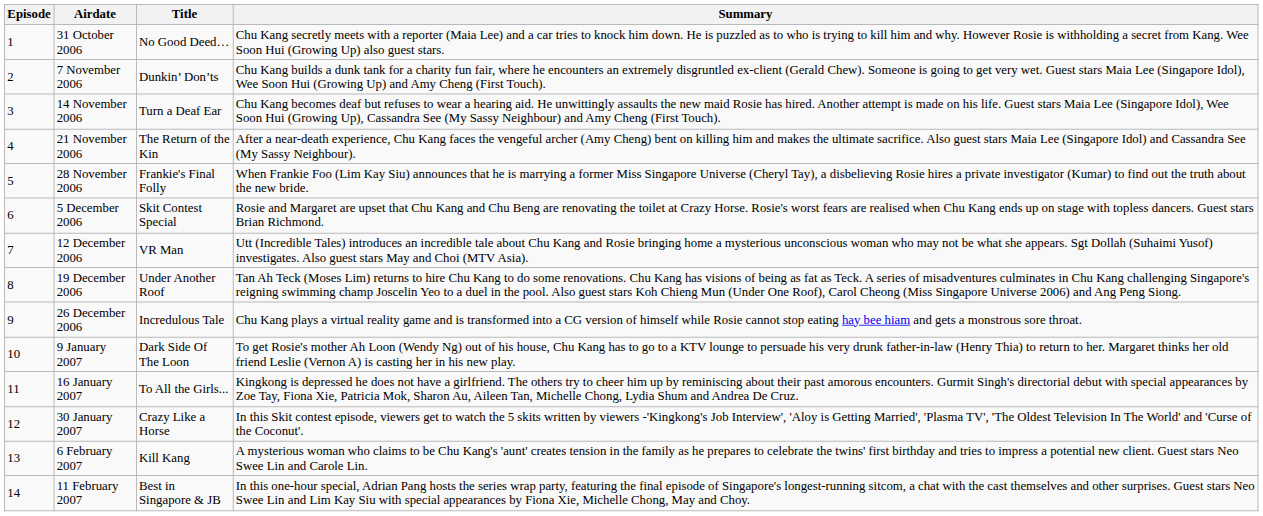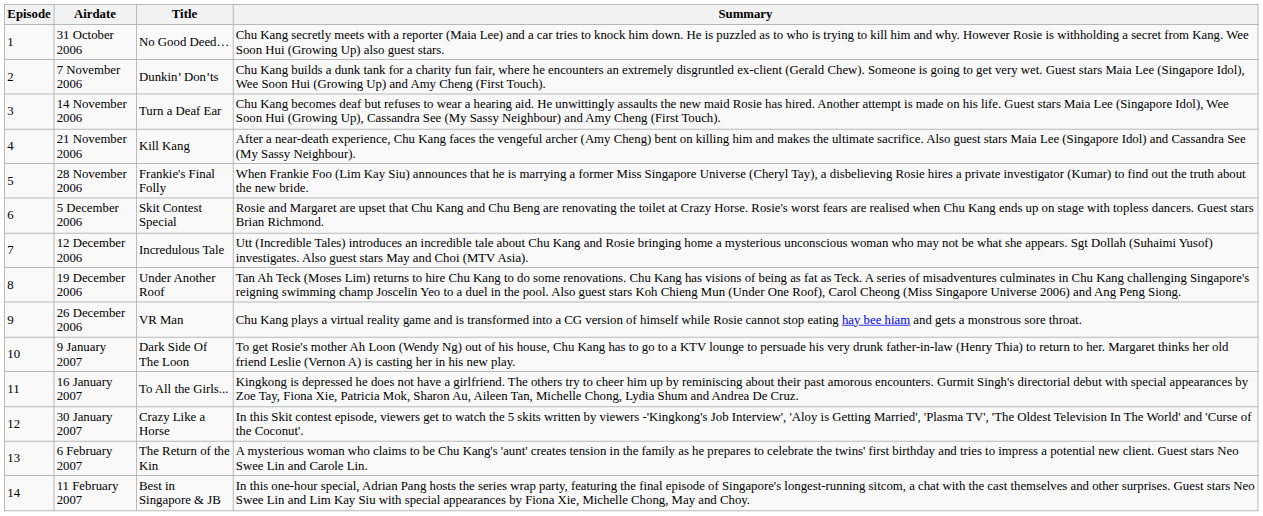(184, 146) The Return of the Kin -> (164, 146) Kill Kang
(161, 250) VR Man -> (182, 250) Incredulous Tale
(182, 319) Incredulous Tale -> (161, 319) VR Man
(164, 458) Kill Kang -> (184, 458) The Return of the Kin
